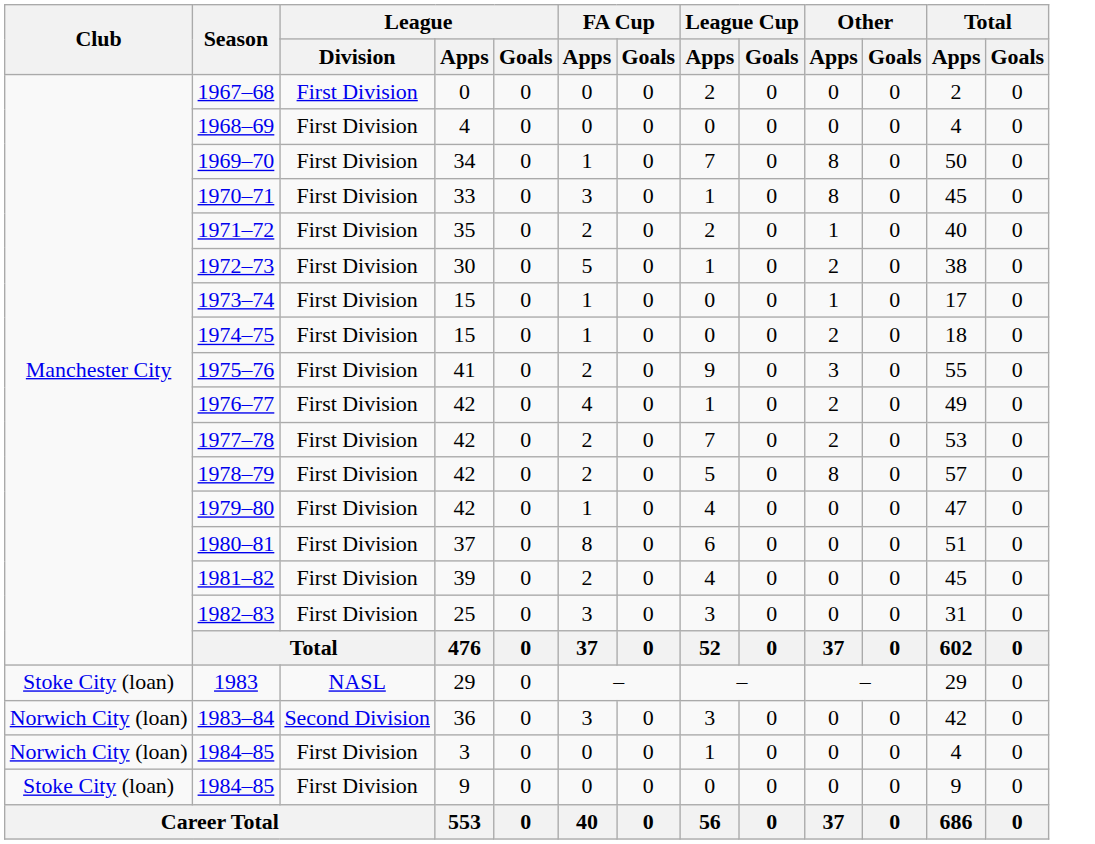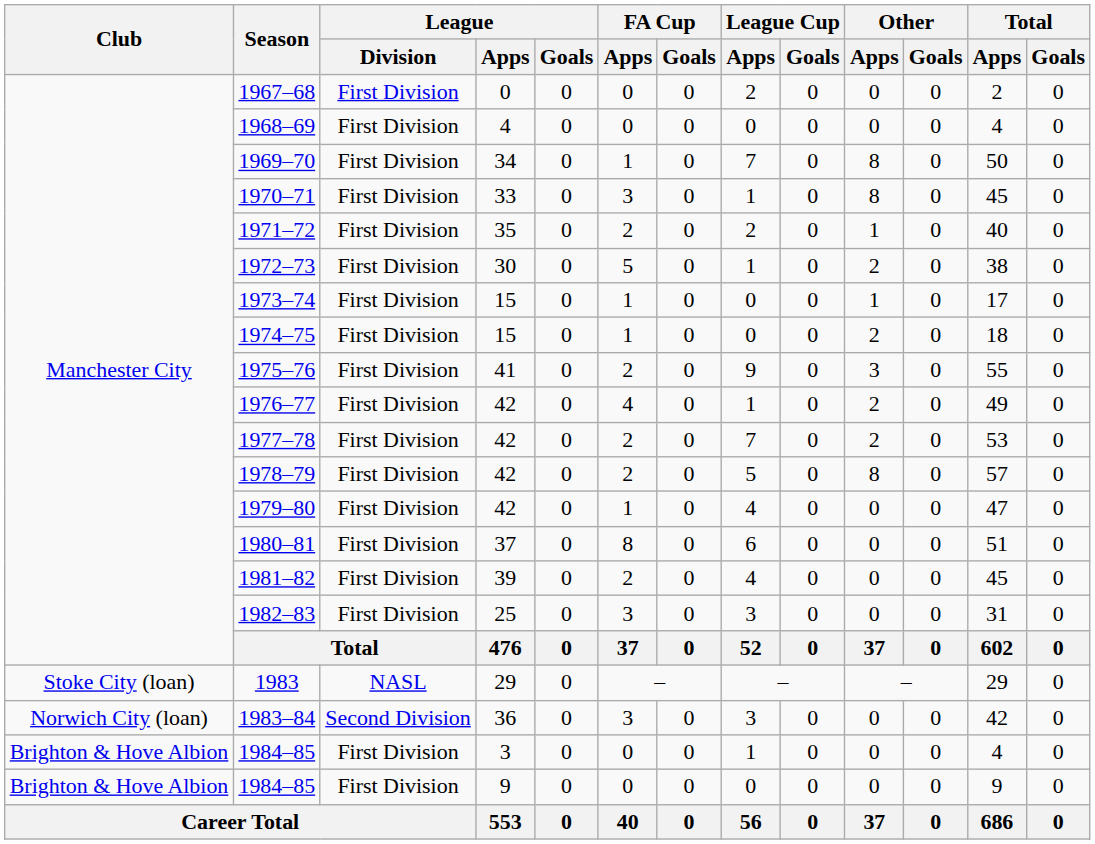(99, 751) Norwich City (loan) -> (119, 751) Brighton & Hove Albion
(99, 786) Stoke City (loan) -> (119, 786) Brighton & Hove Albion
